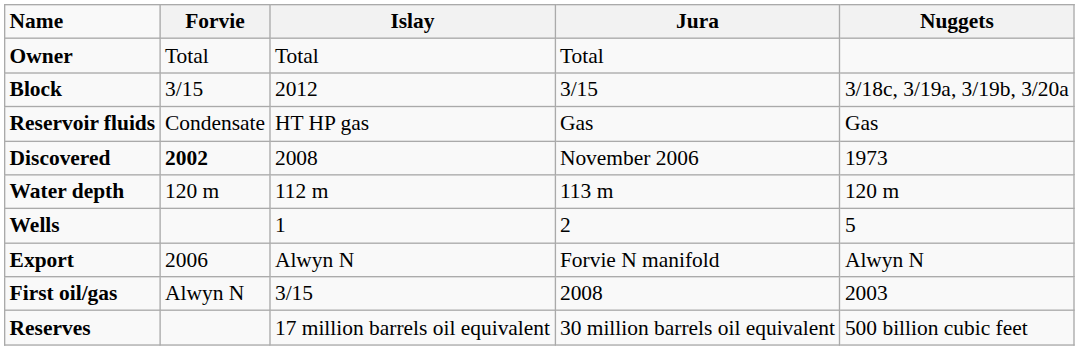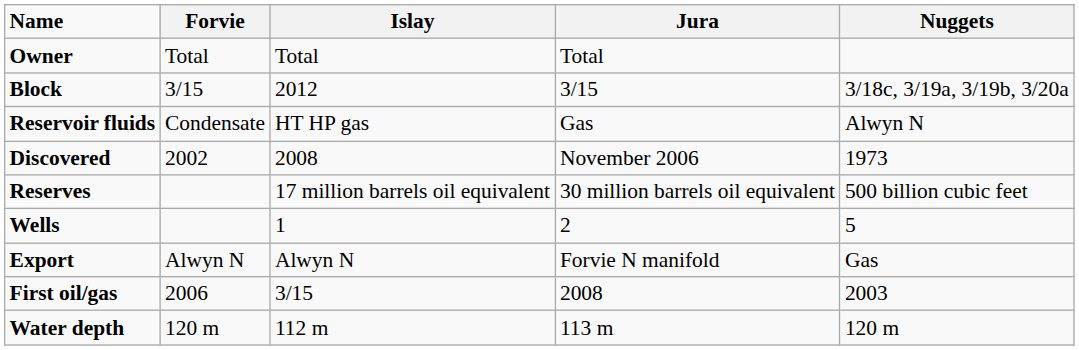(862, 123) Gas -> (884, 123) Alwyn N
(186, 157) bold -> (186, 157) normal
rows swapped: (50, 327) <-> (67, 191)
(186, 259) 2006 -> (205, 259) Alwyn N
(884, 259) Alwyn N -> (862, 259) Gas
(205, 293) Alwyn N -> (186, 293) 2006
